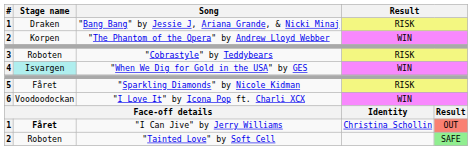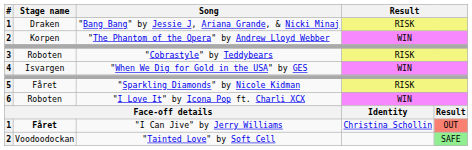(45, 68) paleturquoise background -> (45, 68) no background
(45, 99) Voodoodockan -> (45, 99) Roboten
(45, 139) Roboten -> (45, 139) Voodoodockan
